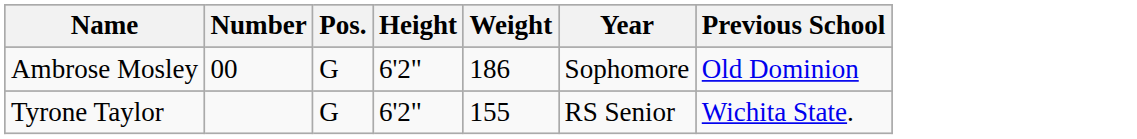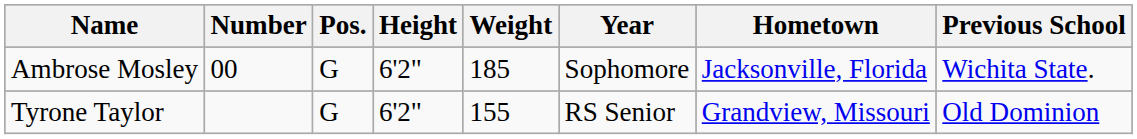+ column: (816, 25)
(490, 68) 186 -> (490, 68) 185
(780, 68) Old Dominion -> (1018, 68) Wichita State.
(778, 111) Wichita State. -> (1021, 111) Old Dominion
